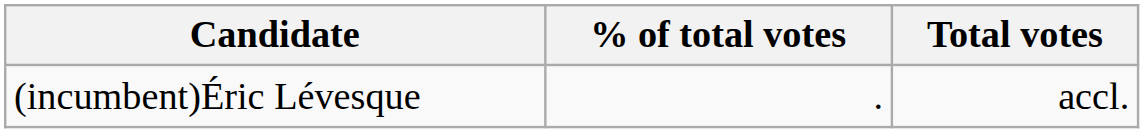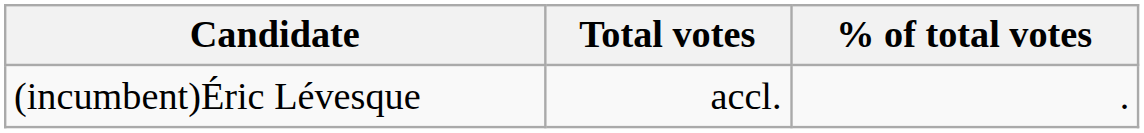columns swapped: (1015, 34) <-> (718, 34)
